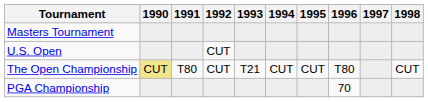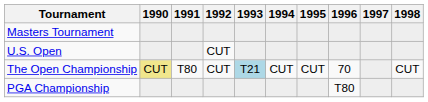(250, 69) no background -> (250, 69) lightblue background
(344, 69) T80 -> (344, 69) 70
(344, 88) 70 -> (344, 88) T80
